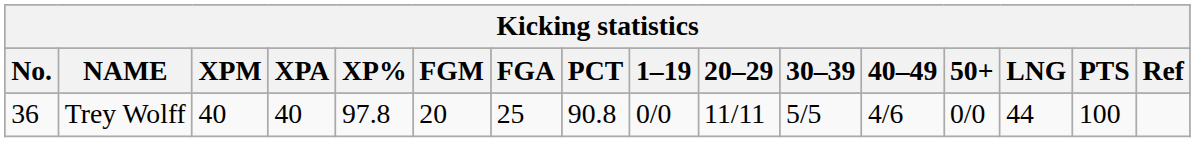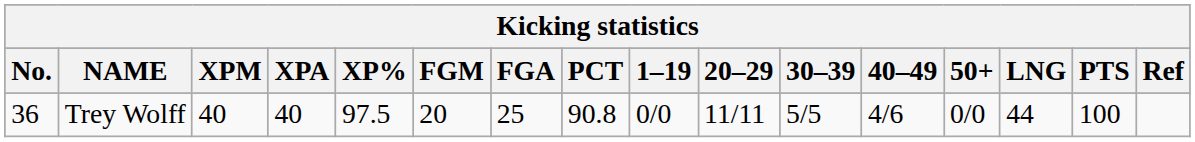(366, 114) 97.8 -> (366, 114) 97.5
